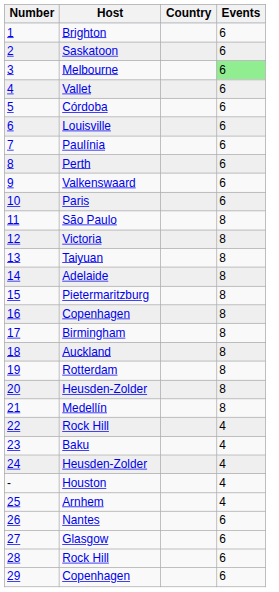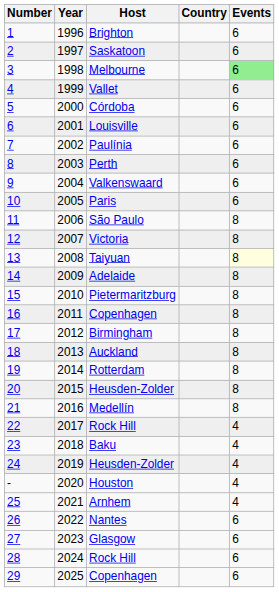+ column: (70, 13)
(223, 257) no background -> (236, 257) lightyellow background
